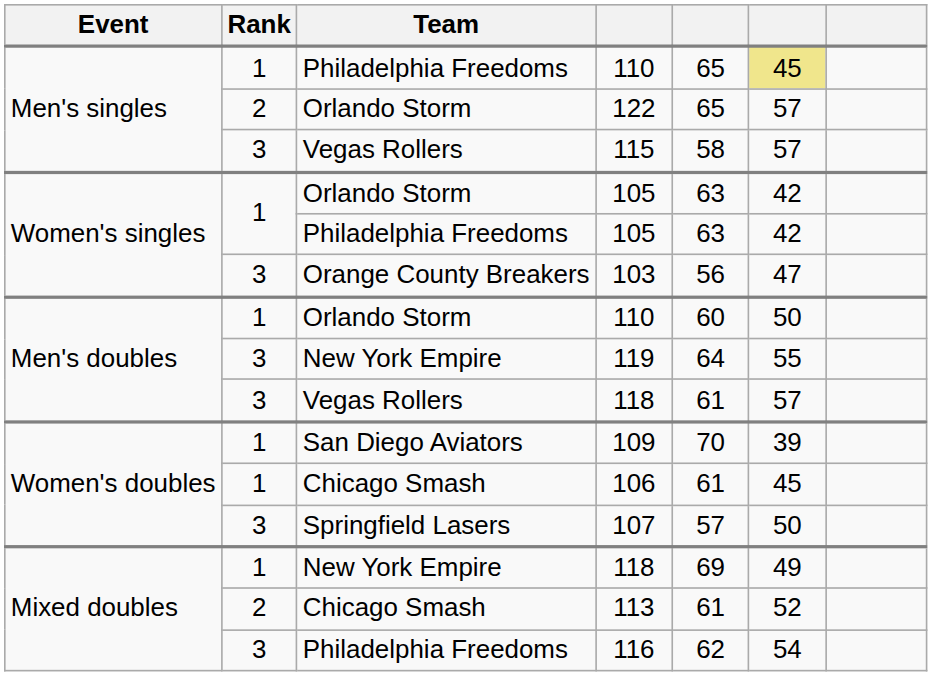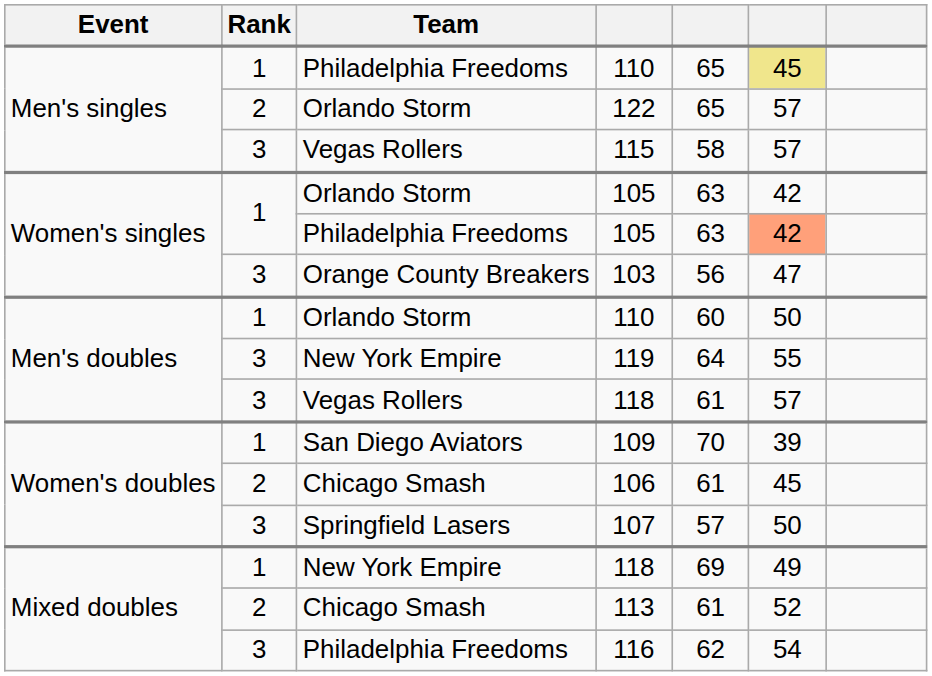(787, 233) no background -> (787, 233) lightsalmon background
(259, 483) 1 -> (259, 483) 2
